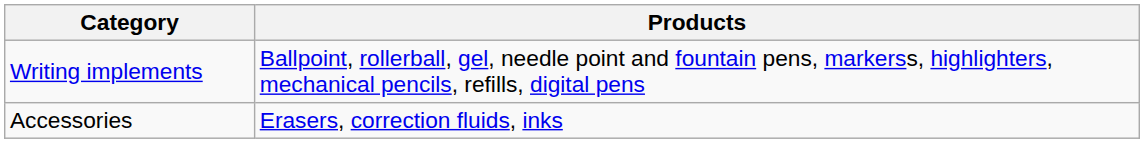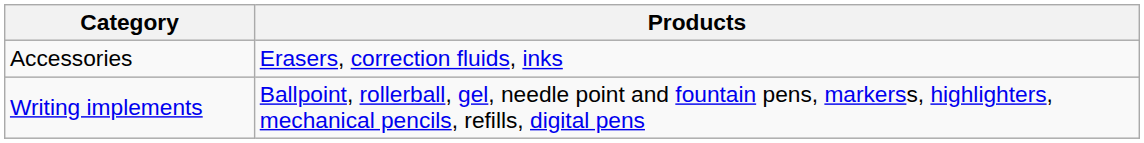rows swapped: (106, 71) <-> (71, 120)
